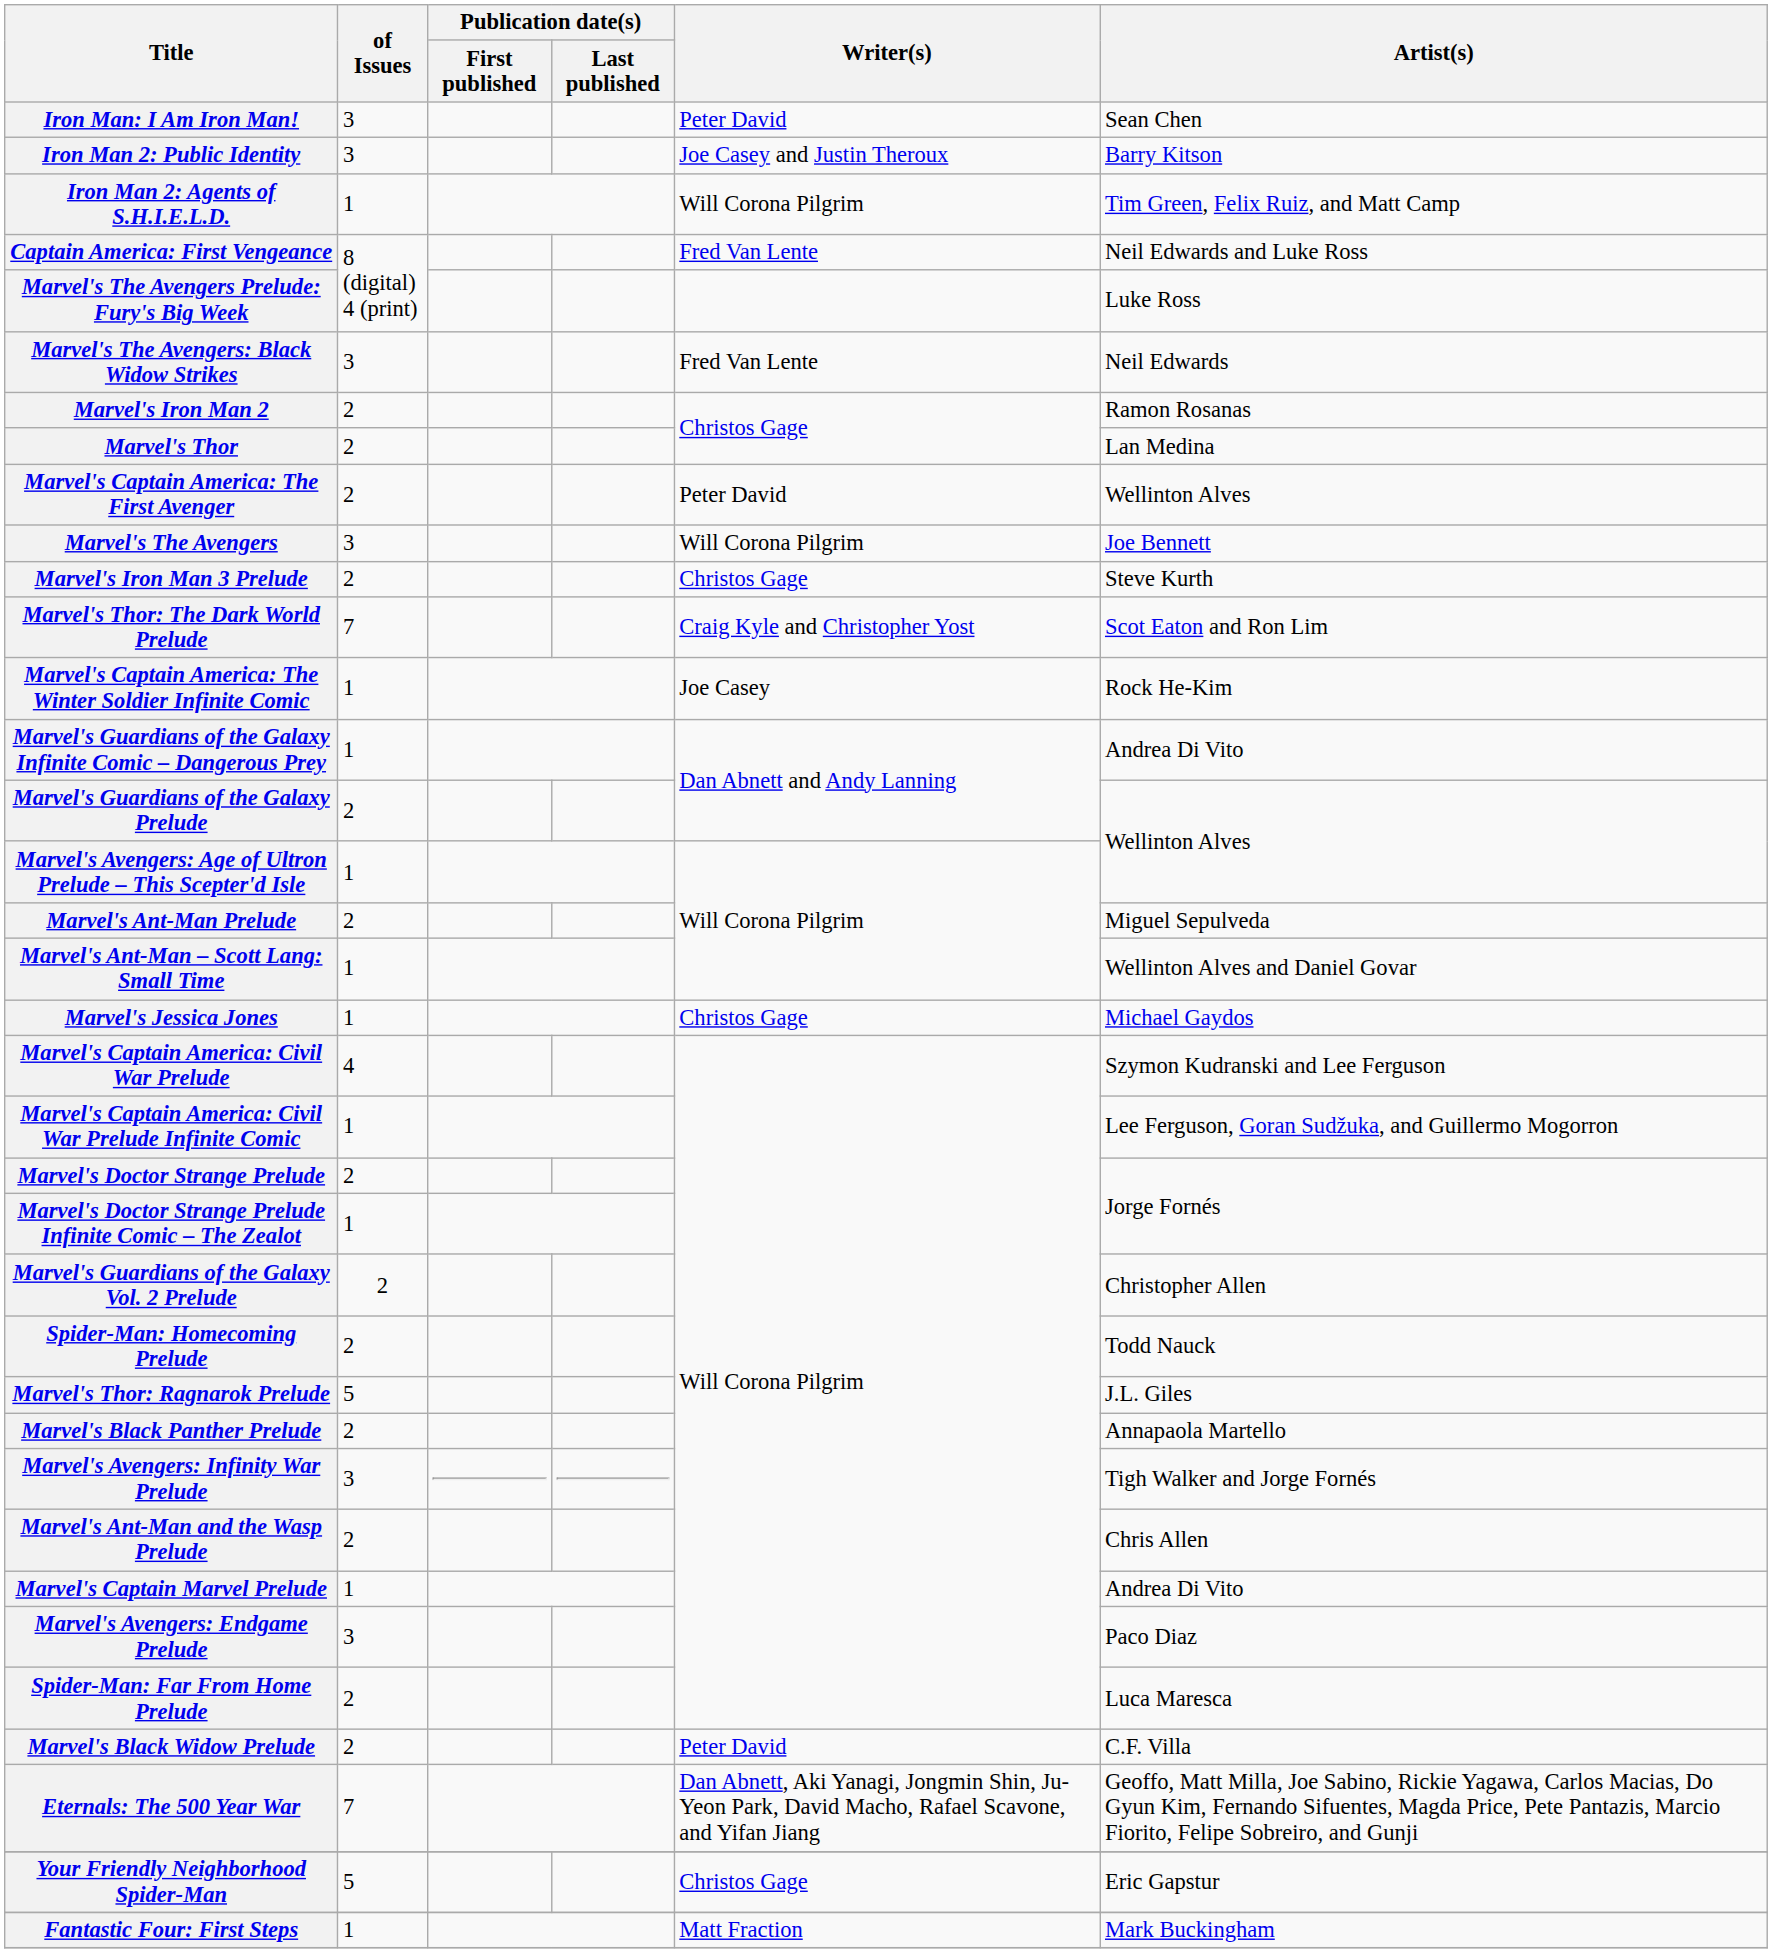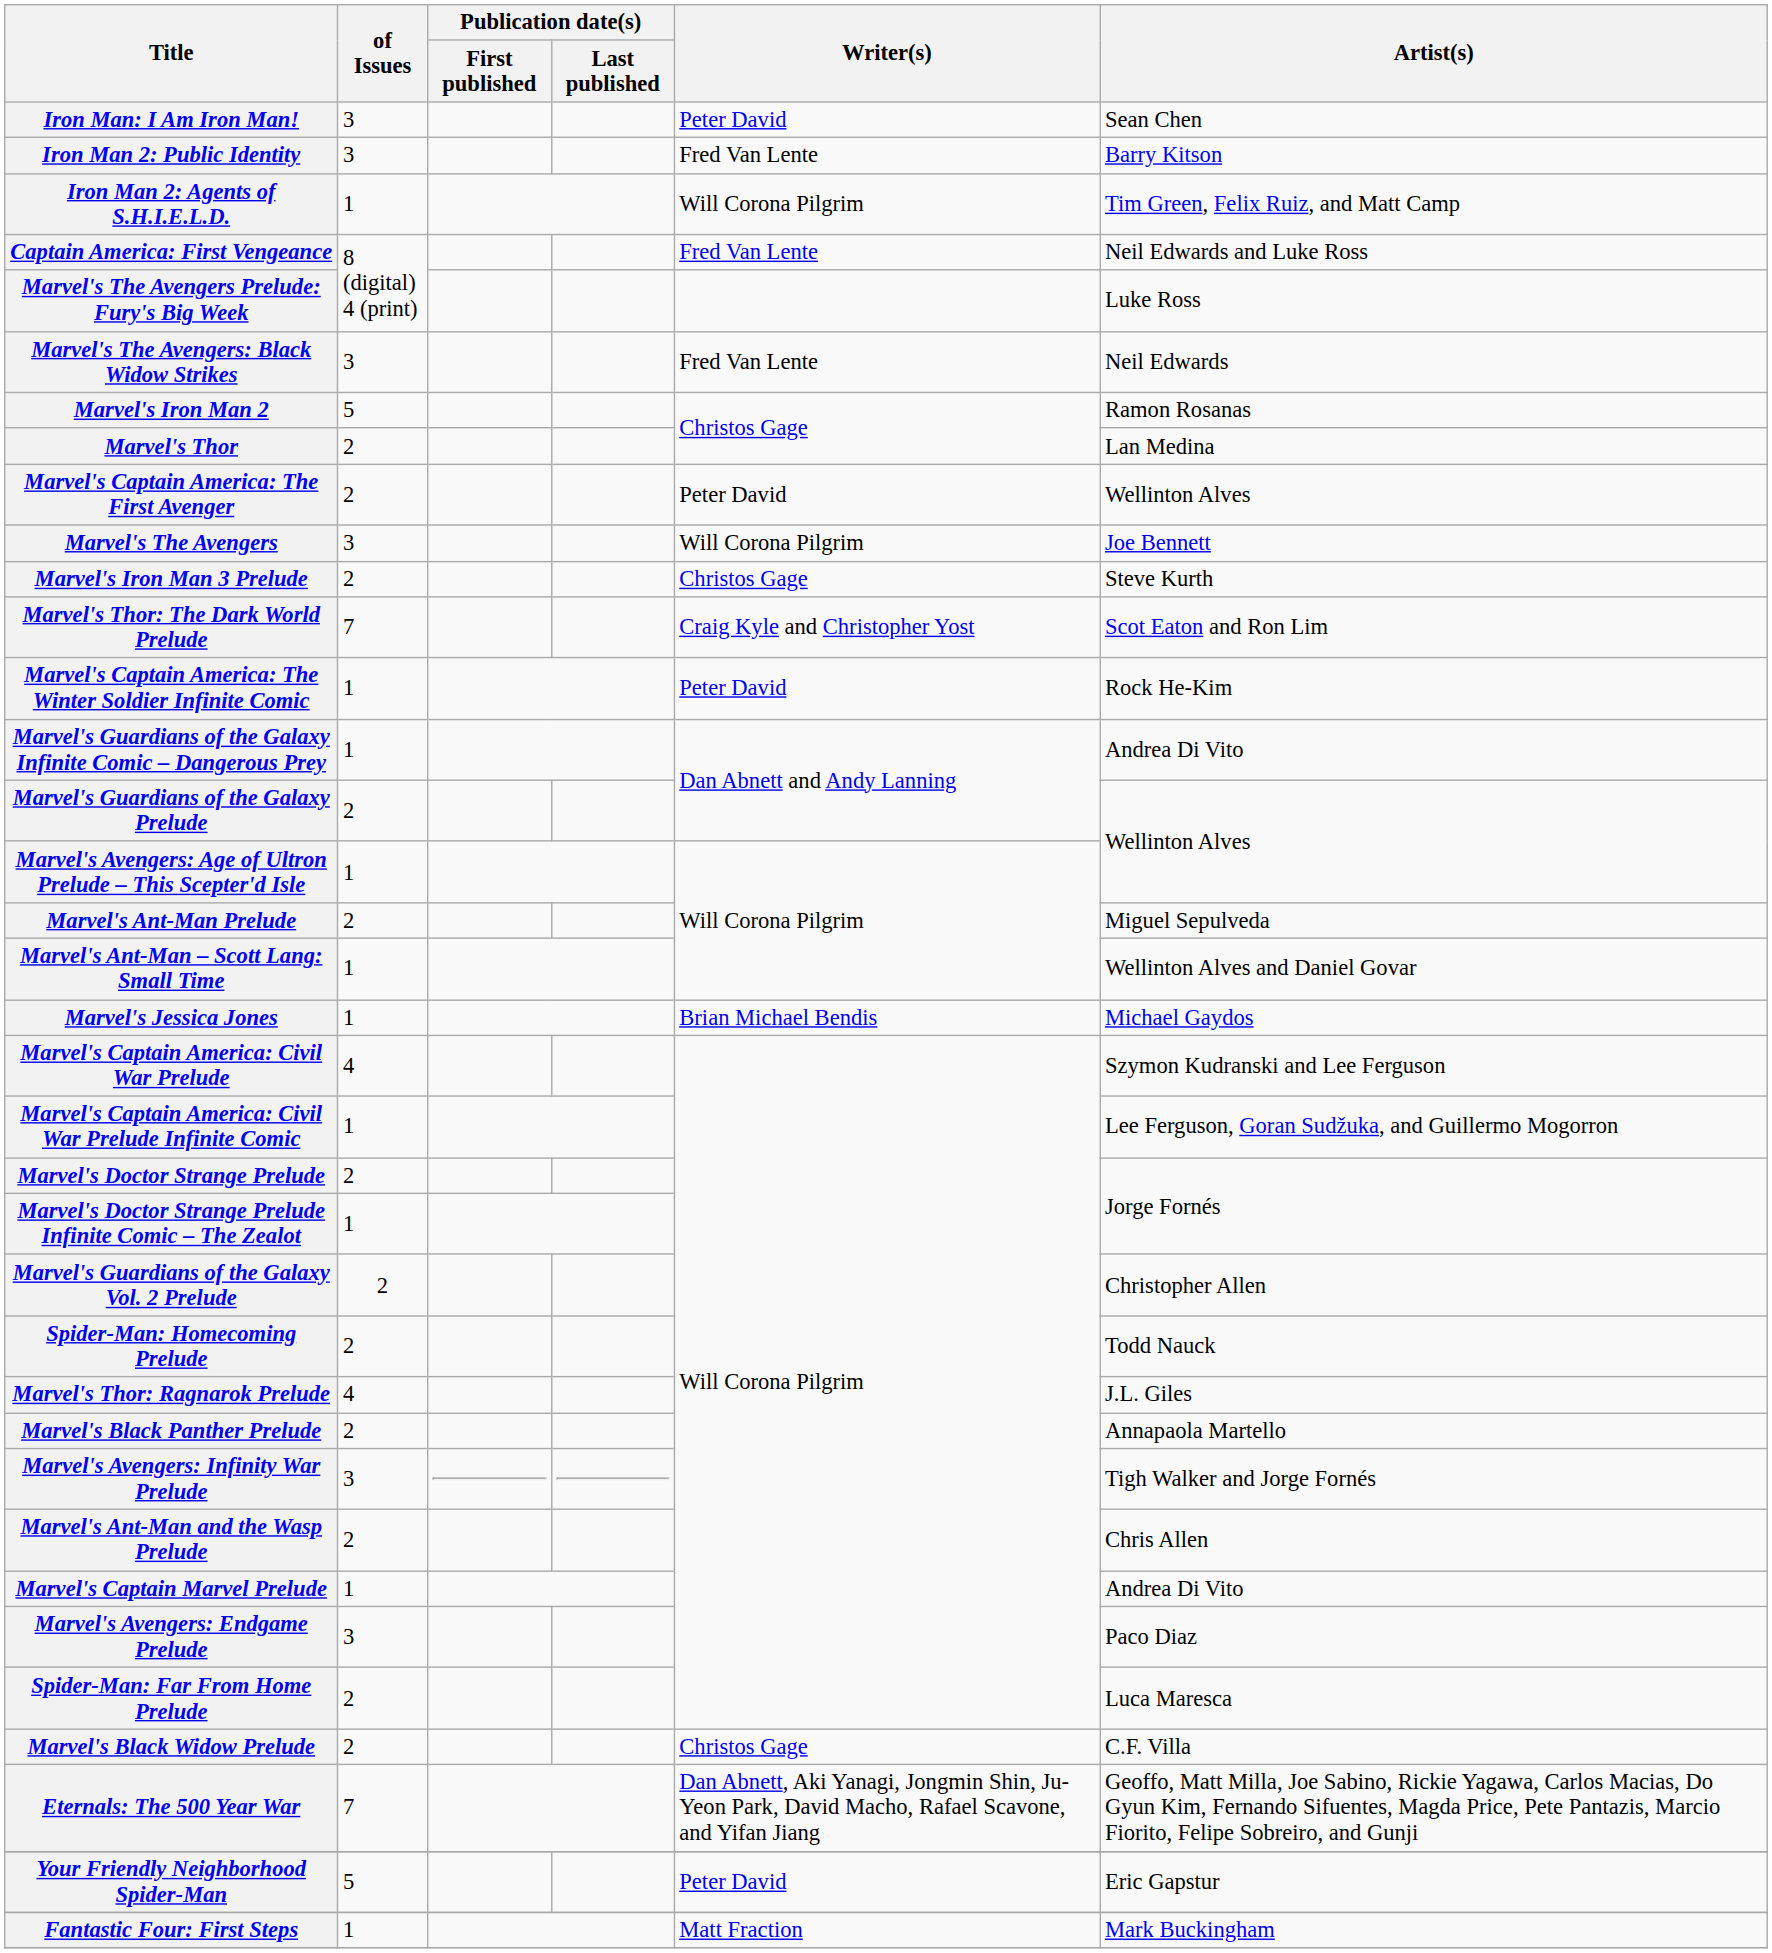(814, 155) Joe Casey and Justin Theroux -> (749, 155) Fred Van Lente
(349, 410) 2 -> (349, 410) 5
(725, 688) Joe Casey -> (733, 688) Peter David
(744, 1017) Christos Gage -> (778, 1017) Brian Michael Bendis
(349, 1394) 5 -> (349, 1394) 4
(733, 1746) Peter David -> (744, 1746) Christos Gage
(744, 1881) Christos Gage -> (733, 1881) Peter David
